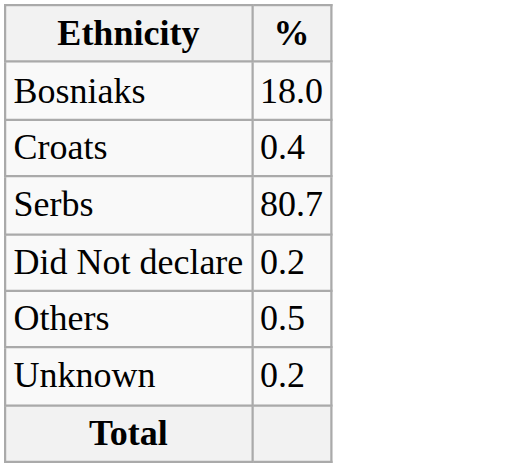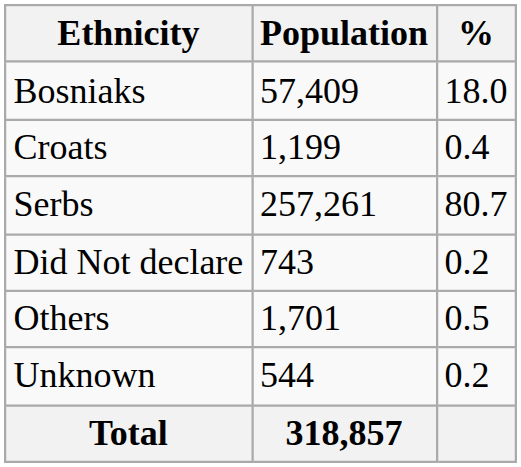+ column: (344, 33)
